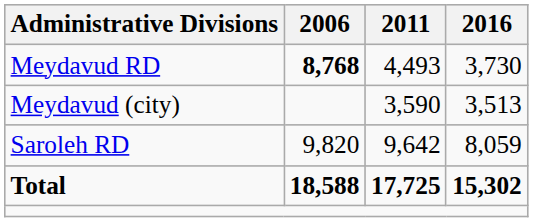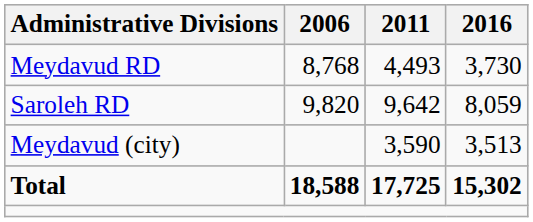(331, 64) bold -> (331, 64) normal
rows swapped: (70, 144) <-> (95, 104)
